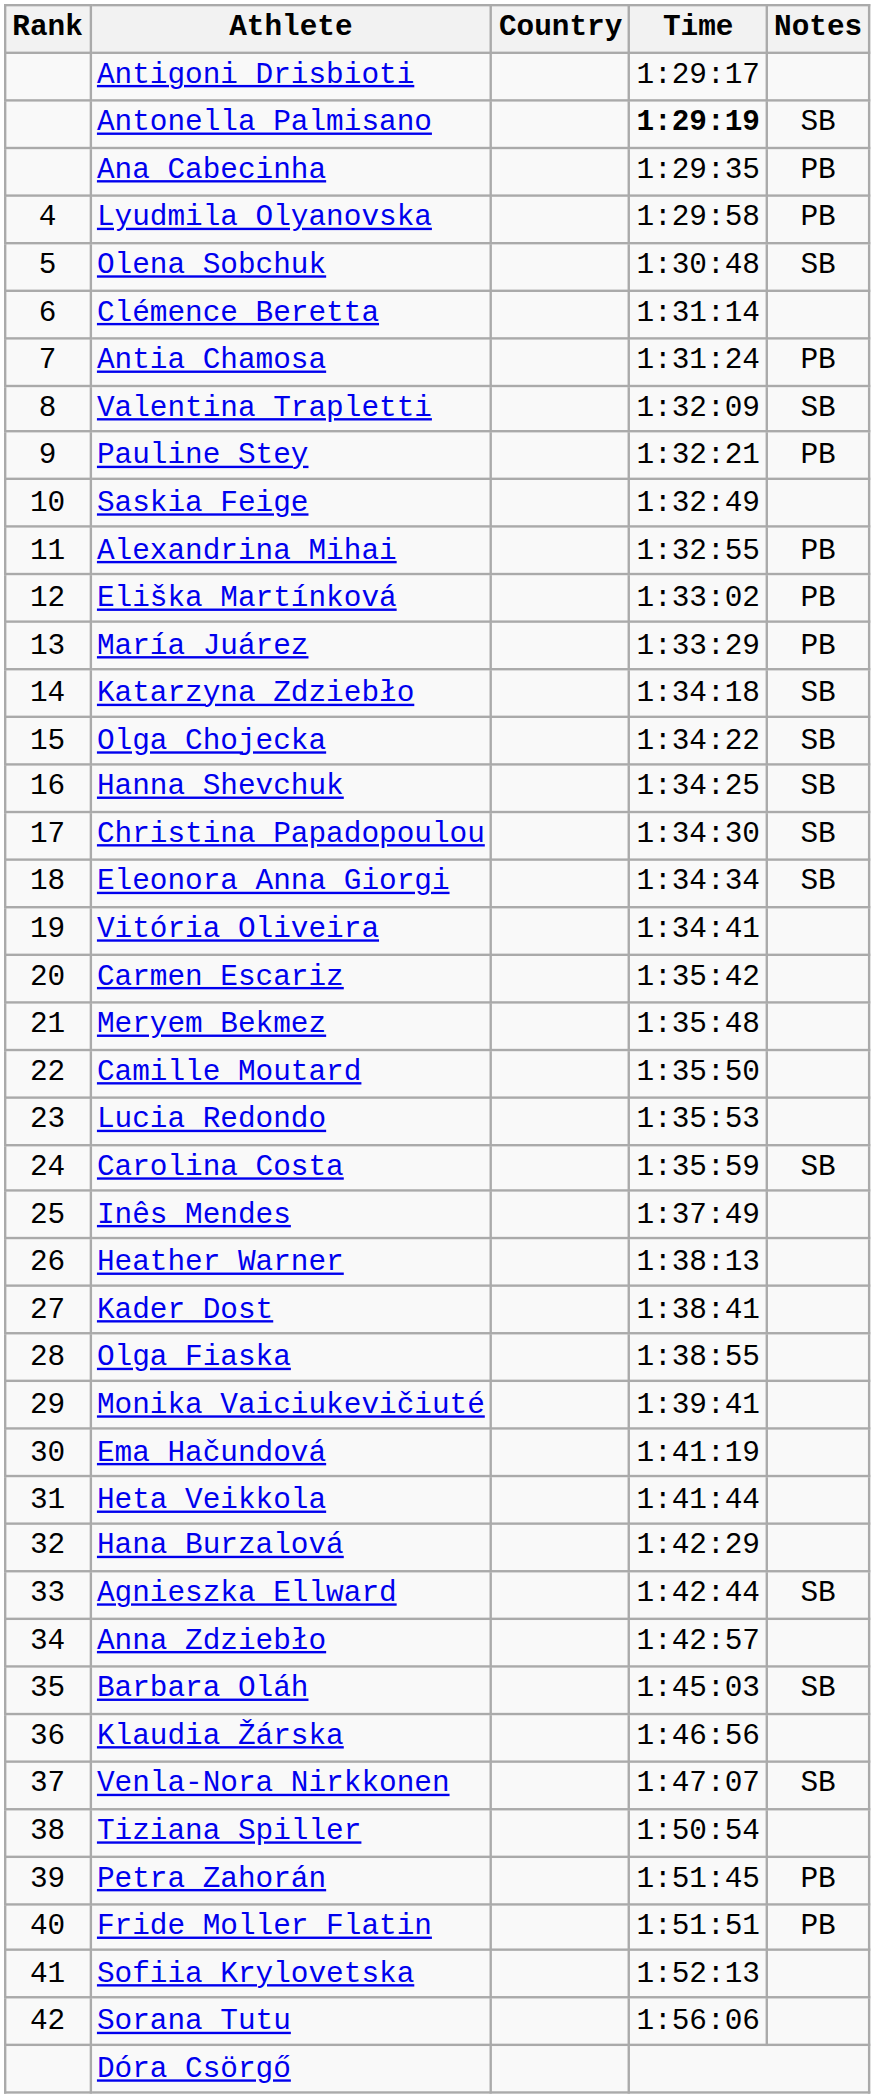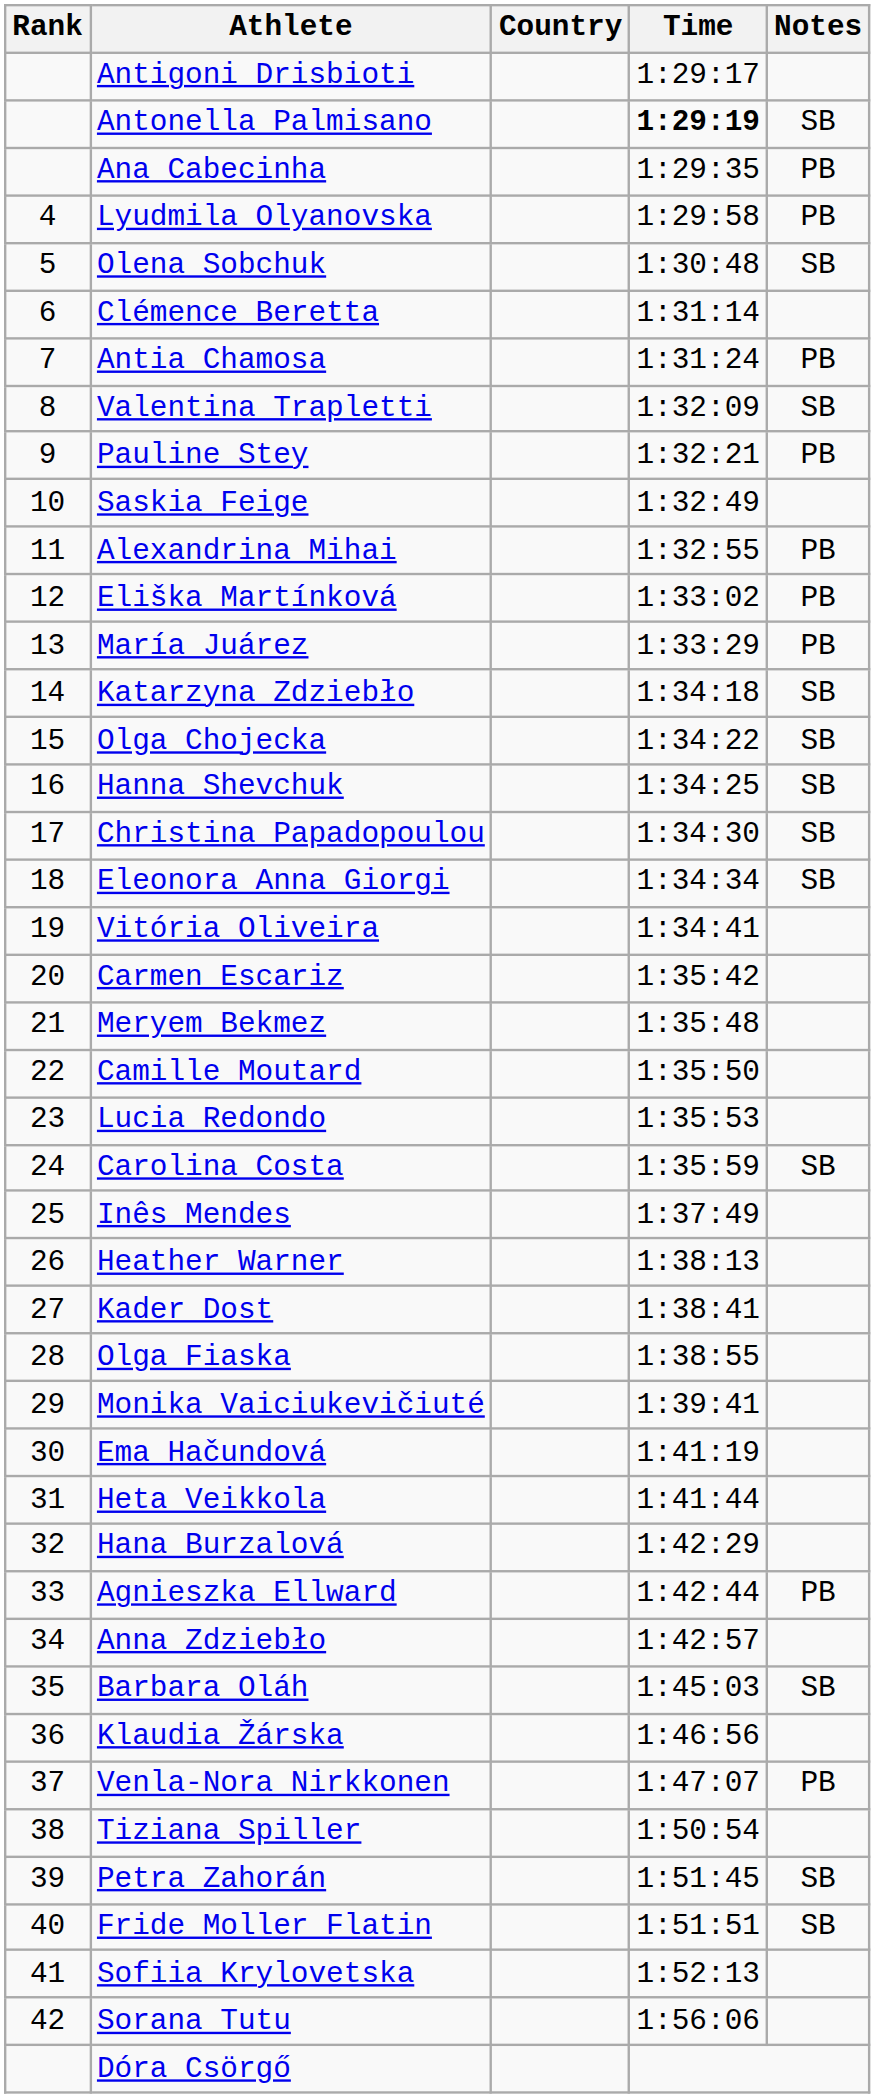(818, 1595) SB -> (818, 1595) PB
(818, 1785) SB -> (818, 1785) PB
(818, 1880) PB -> (818, 1880) SB
(818, 1927) PB -> (818, 1927) SB
